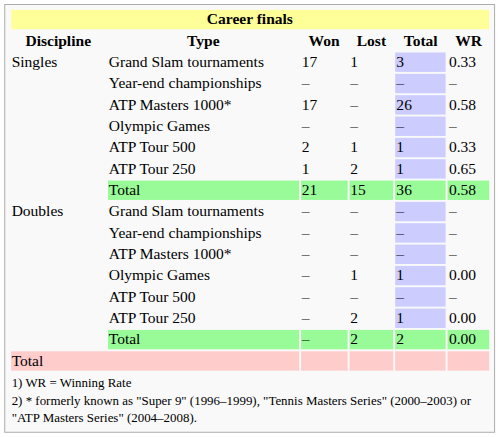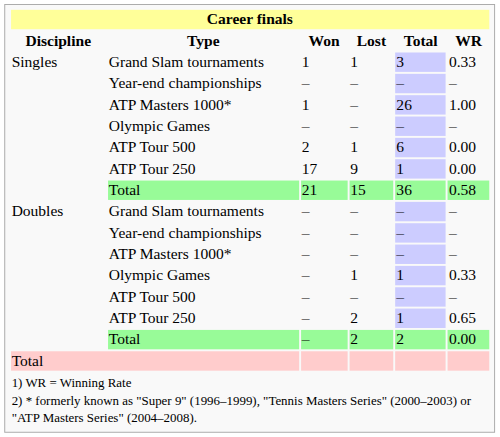(310, 62) 17 -> (306, 62) 1
(310, 105) 17 -> (306, 105) 1
(462, 105) 0.58 -> (462, 105) 1.00
(400, 147) 1 -> (400, 147) 6
(462, 147) 0.33 -> (462, 147) 0.00
(306, 169) 1 -> (310, 169) 17
(354, 169) 2 -> (354, 169) 9
(462, 169) 0.65 -> (462, 169) 0.00
(462, 275) 0.00 -> (462, 275) 0.33
(462, 318) 0.00 -> (462, 318) 0.65
